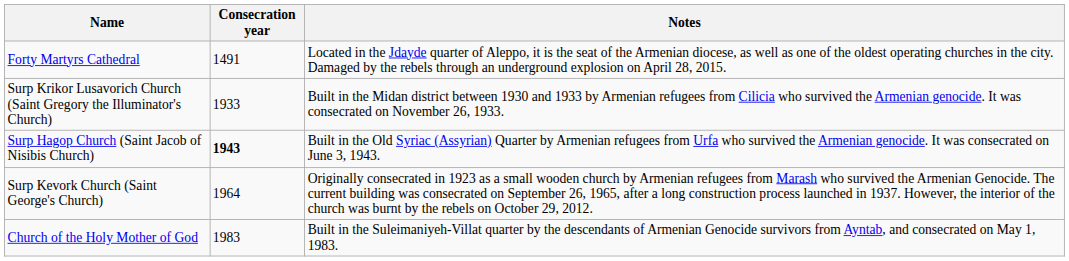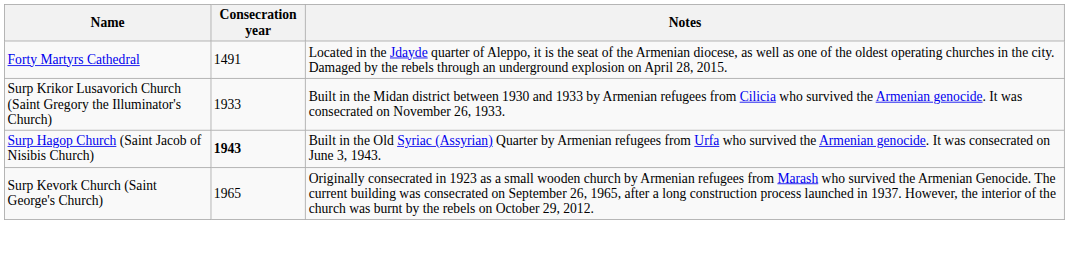(226, 193) 1964 -> (227, 193) 1965
- row: (103, 237)
